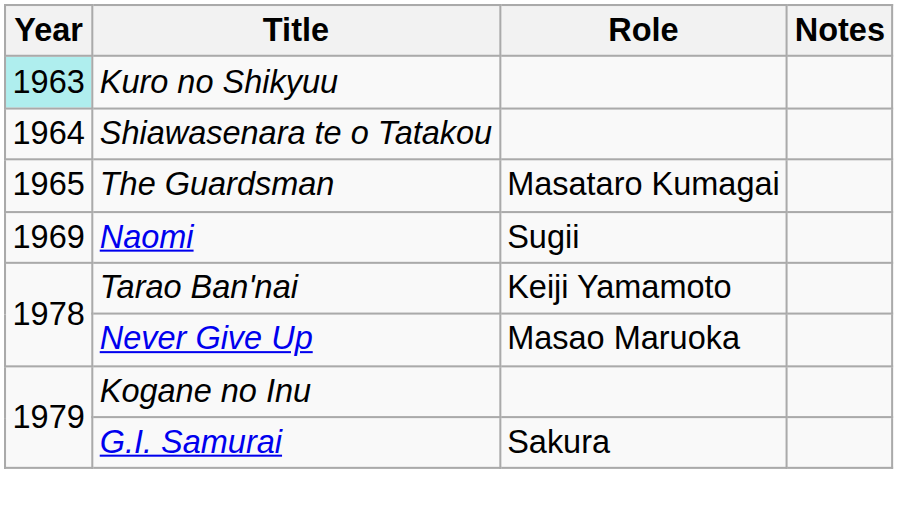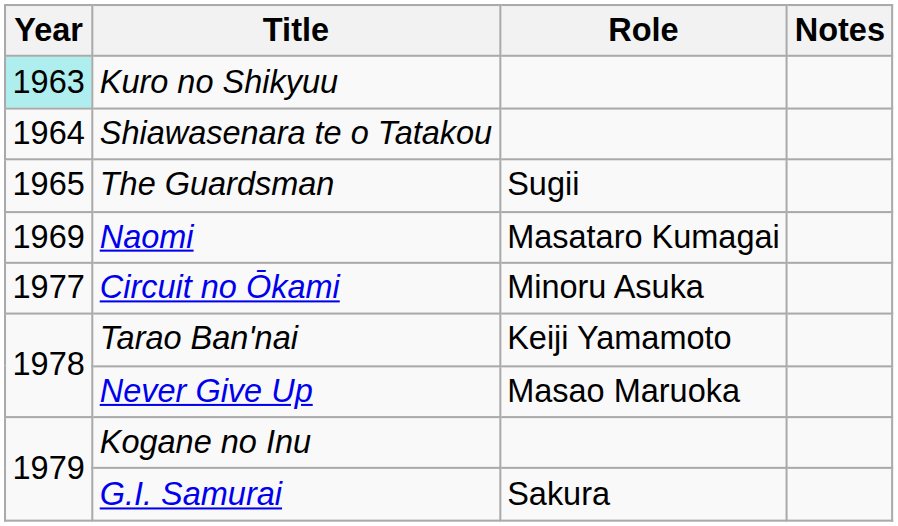(643, 184) Masataro Kumagai -> (543, 184) Sugii
(543, 236) Sugii -> (643, 236) Masataro Kumagai
+ row: (220, 287)
